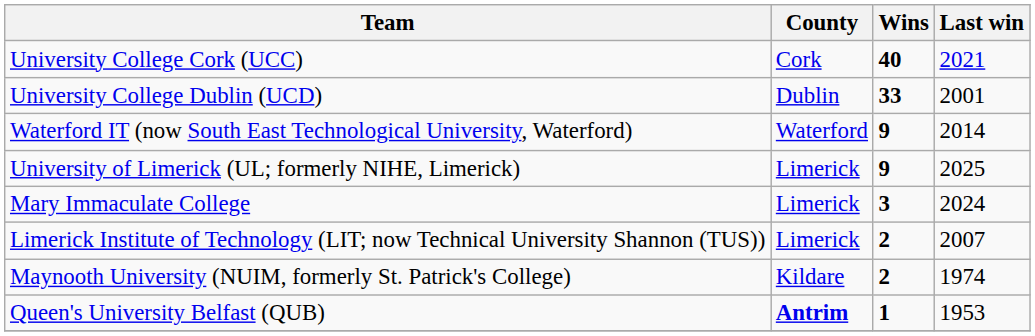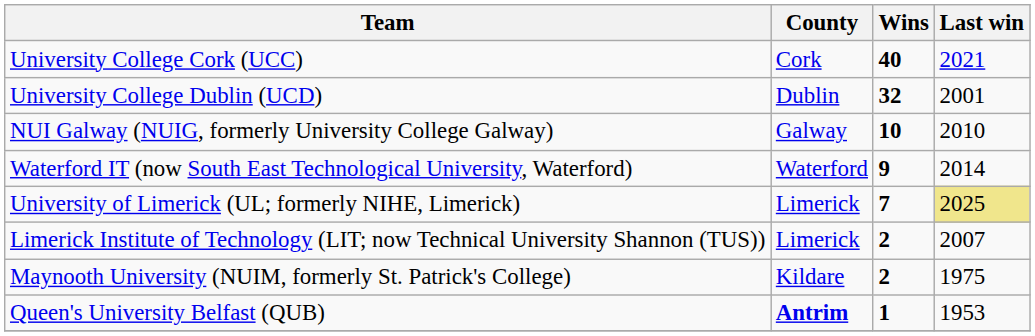(890, 95) 33 -> (890, 95) 32
+ row: (282, 131)
(884, 167) 9 -> (884, 204) 7
(962, 167) no background -> (962, 204) khaki background
- row: (130, 204)
(962, 276) 1974 -> (962, 276) 1975
